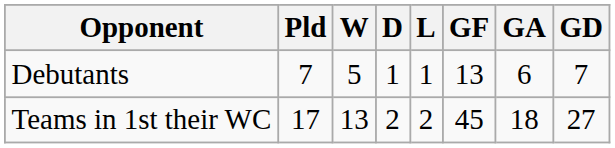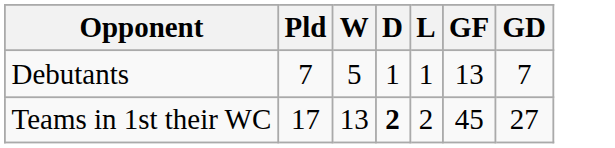- column: (524, 27)
(393, 119) normal -> (393, 119) bold
